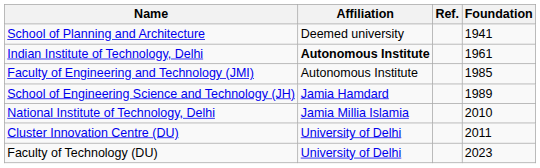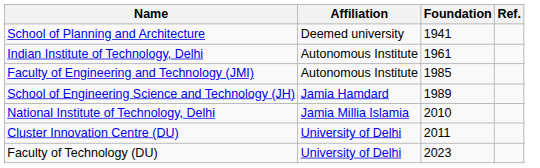columns swapped: (499, 14) <-> (447, 14)
(365, 53) bold -> (359, 53) normal
